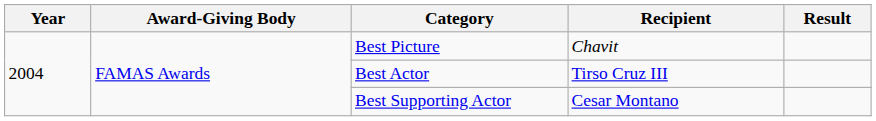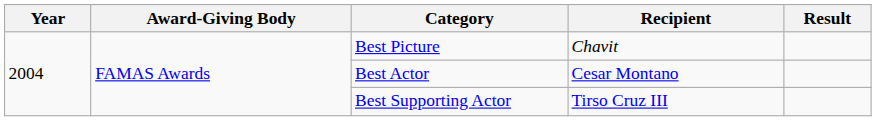(620, 73) Tirso Cruz III -> (625, 73) Cesar Montano
(625, 101) Cesar Montano -> (620, 101) Tirso Cruz III
